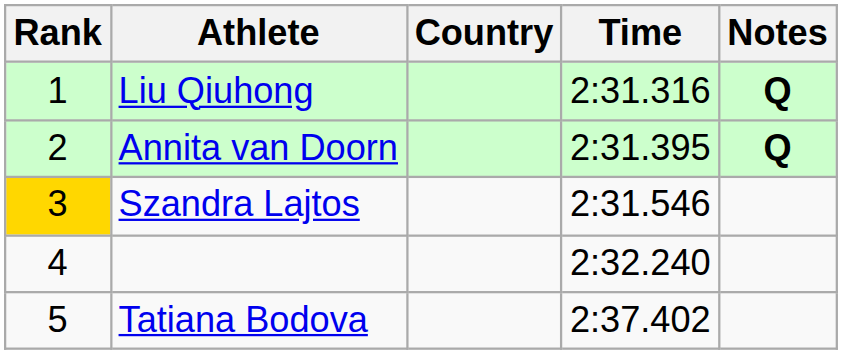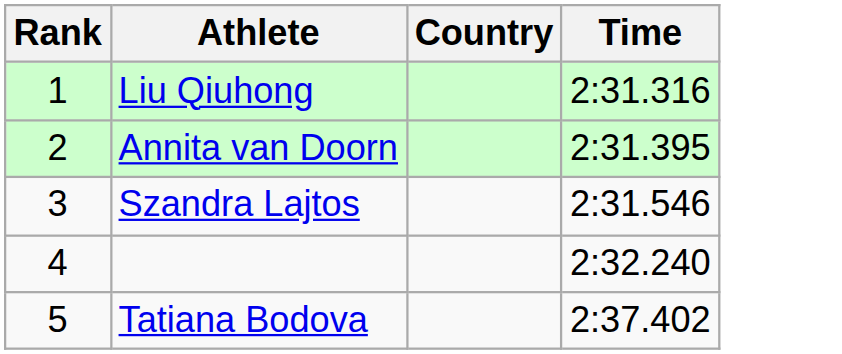- column: (778, 33)
(58, 205) gold background -> (58, 205) no background
